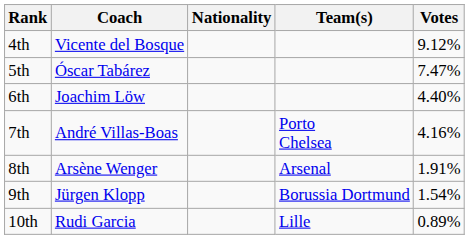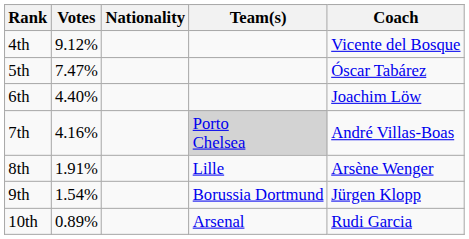columns swapped: (120, 17) <-> (439, 17)
(305, 132) no background -> (219, 132) lightgrey background
(305, 168) Arsenal -> (208, 168) Lille
(295, 221) Lille -> (219, 221) Arsenal
